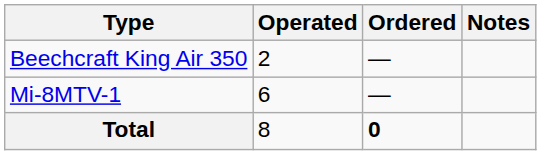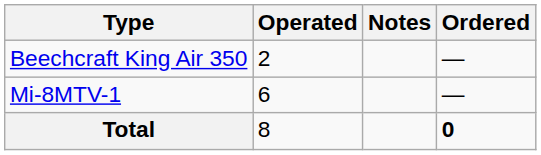columns swapped: (412, 22) <-> (499, 22)
